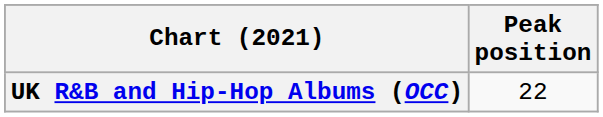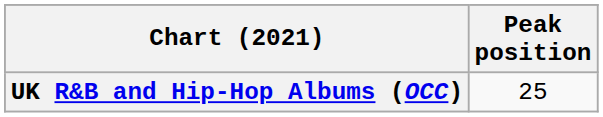(533, 92) 22 -> (533, 92) 25
